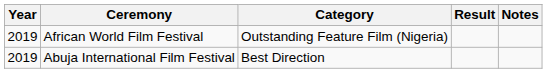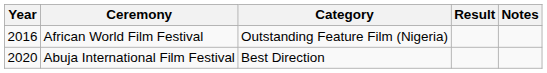(22, 36) 2019 -> (22, 36) 2016
(22, 57) 2019 -> (22, 57) 2020
